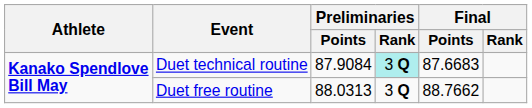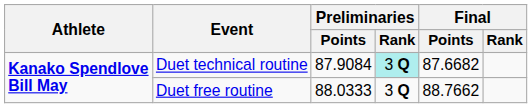(451, 66) 87.6683 -> (451, 66) 87.6682
(343, 90) 88.0313 -> (343, 90) 88.0333
